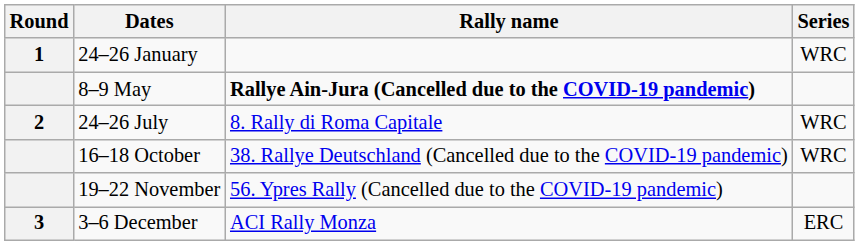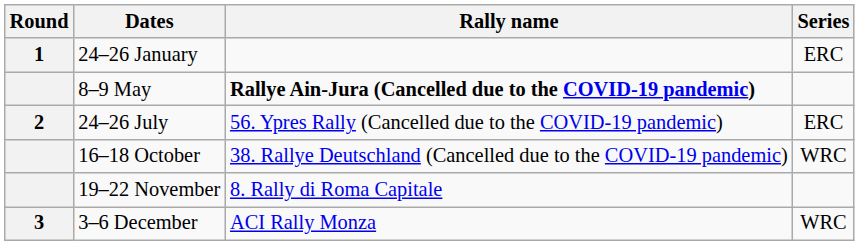(823, 54) WRC -> (823, 54) ERC
(336, 121) 8. Rally di Roma Capitale -> (476, 121) 56. Ypres Rally (Cancelled due to the COVID-19 pandemic)
(823, 121) WRC -> (823, 121) ERC
(476, 189) 56. Ypres Rally (Cancelled due to the COVID-19 pandemic) -> (336, 189) 8. Rally di Roma Capitale
(823, 222) ERC -> (823, 222) WRC
